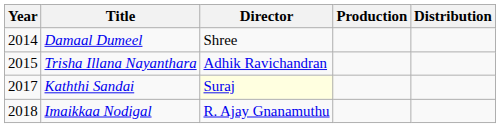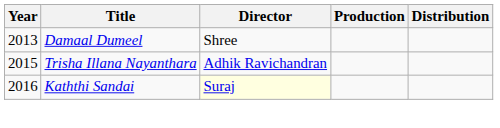(23, 39) 2014 -> (23, 39) 2013
(23, 87) 2017 -> (23, 87) 2016
- row: (98, 110)
